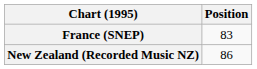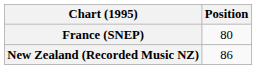(227, 34) 83 -> (227, 34) 80
